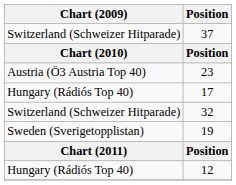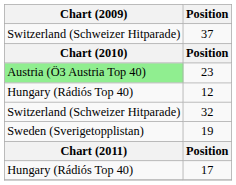(76, 72) no background -> (76, 72) lightgreen background
rows swapped: (207, 170) <-> (207, 92)
